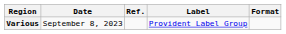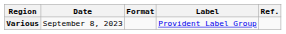columns swapped: (265, 11) <-> (136, 11)
